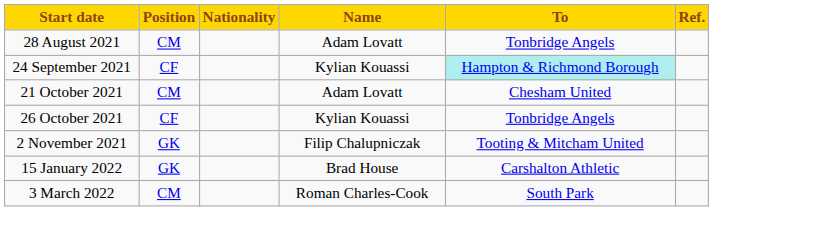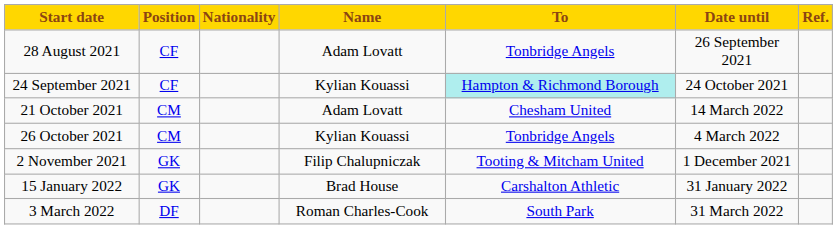+ column: (737, 17)
(169, 42) CM -> (169, 51) CF
(169, 118) CF -> (169, 136) CM
(169, 193) CM -> (169, 211) DF
